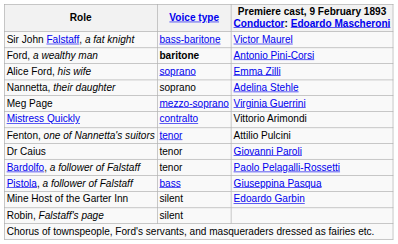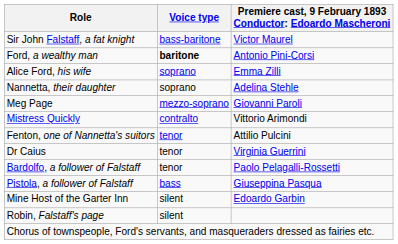(270, 103) Virginia Guerrini -> (268, 103) Giovanni Paroli
(268, 151) Giovanni Paroli -> (270, 151) Virginia Guerrini
